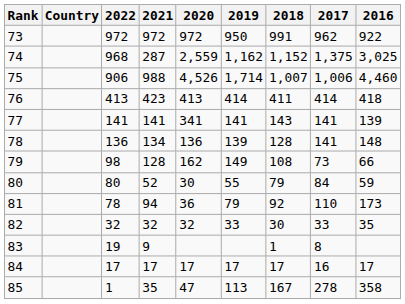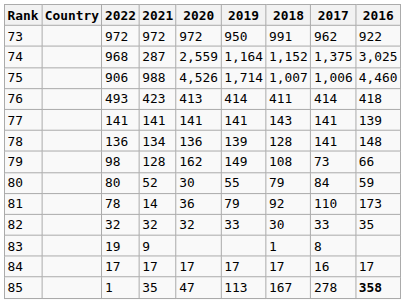(244, 57) 1,162 -> (244, 57) 1,164
(117, 99) 413 -> (117, 99) 493
(191, 120) 341 -> (191, 120) 141
(150, 204) 94 -> (150, 204) 14
(370, 288) normal -> (370, 288) bold
